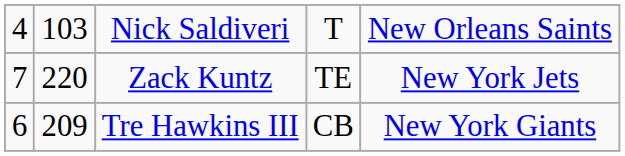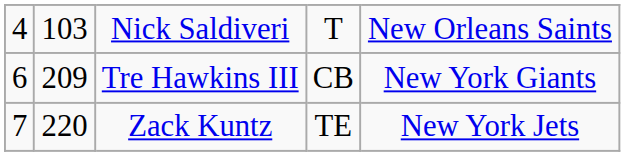rows swapped: (200, 126) <-> (200, 77)
